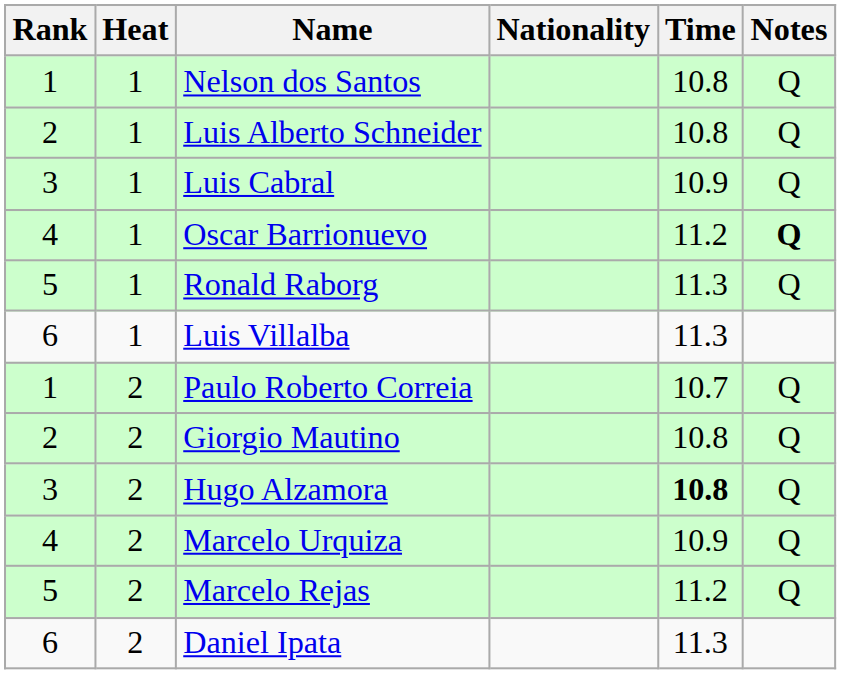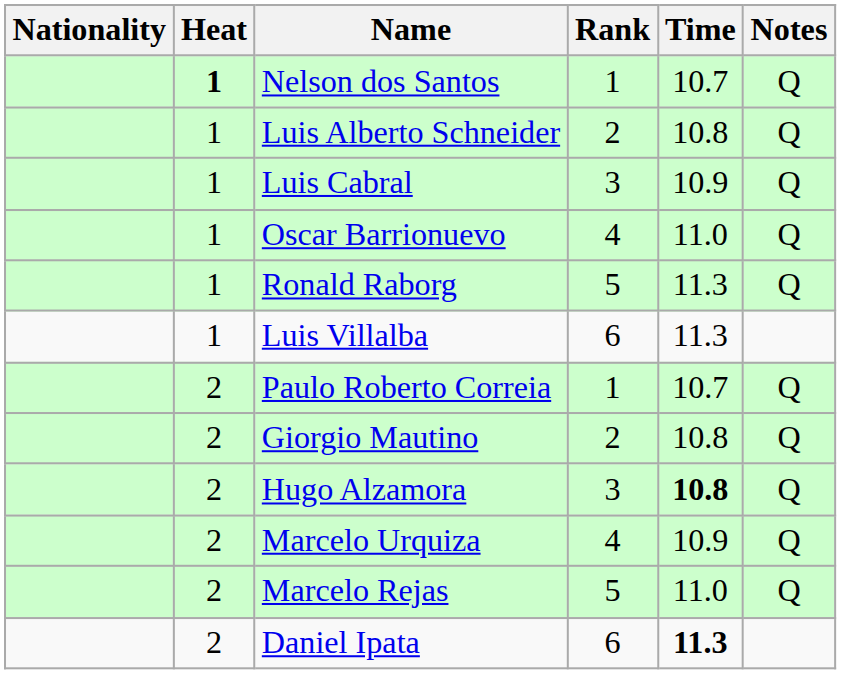columns swapped: (50, 30) <-> (573, 30)
(135, 81) normal -> (214, 81) bold
(700, 81) 10.8 -> (700, 81) 10.7
(700, 234) 11.2 -> (700, 234) 11.0
(789, 234) bold -> (789, 234) normal
(700, 591) 11.2 -> (700, 591) 11.0
(700, 642) normal -> (700, 642) bold
